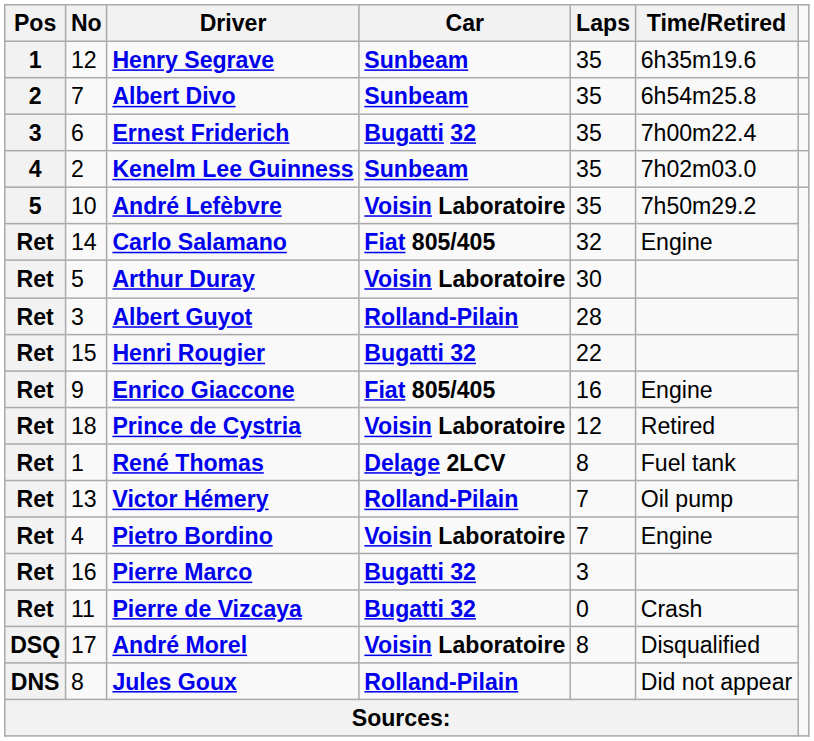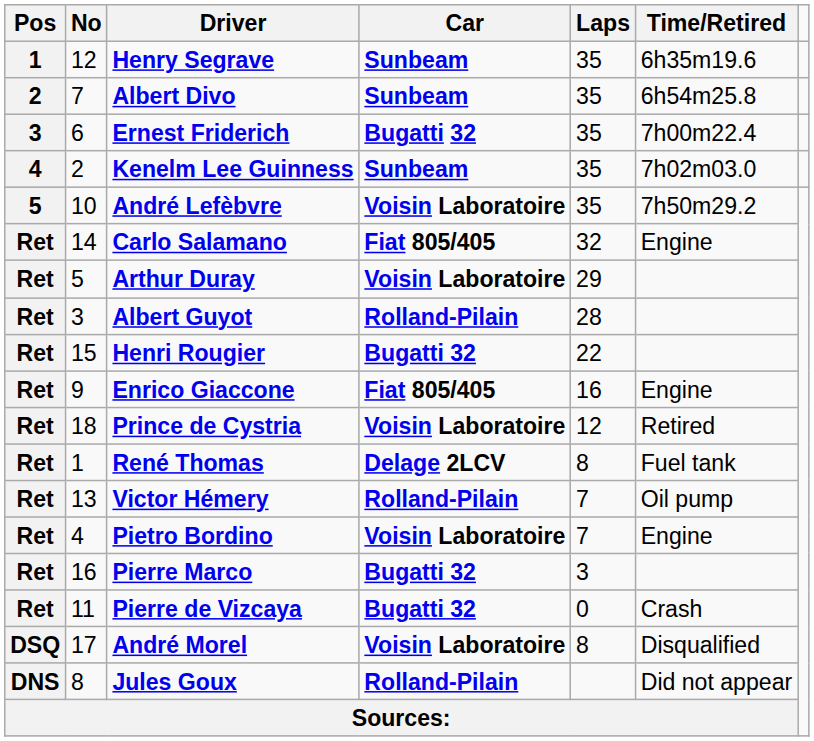(589, 279) 30 -> (589, 279) 29
